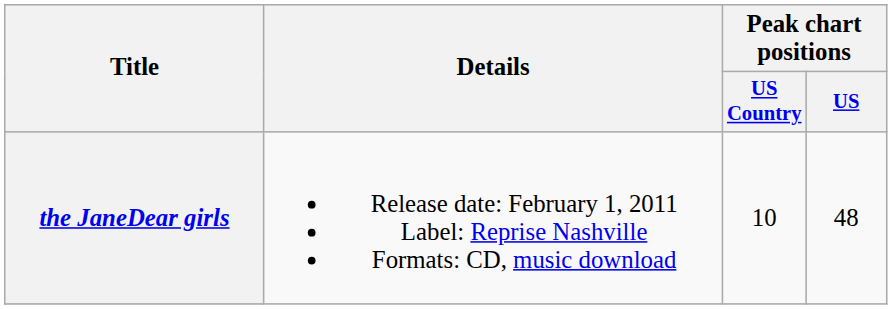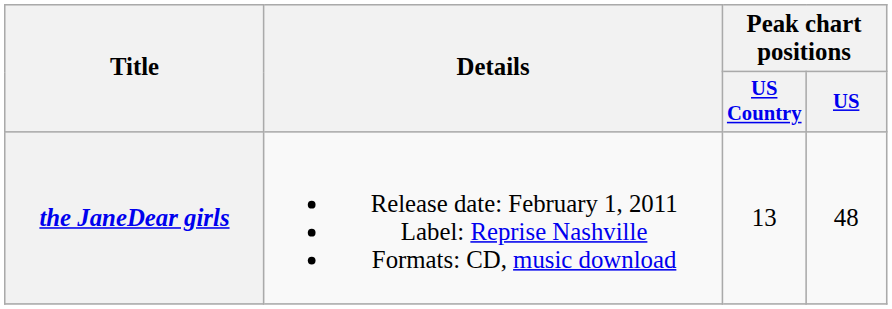(764, 217) 10 -> (764, 217) 13
